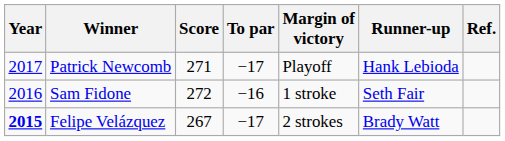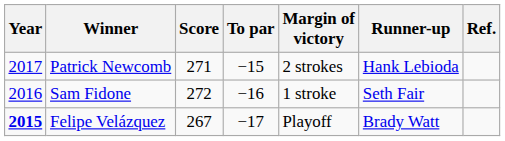(251, 66) −17 -> (251, 66) −15
(307, 66) Playoff -> (313, 66) 2 strokes
(313, 122) 2 strokes -> (307, 122) Playoff
